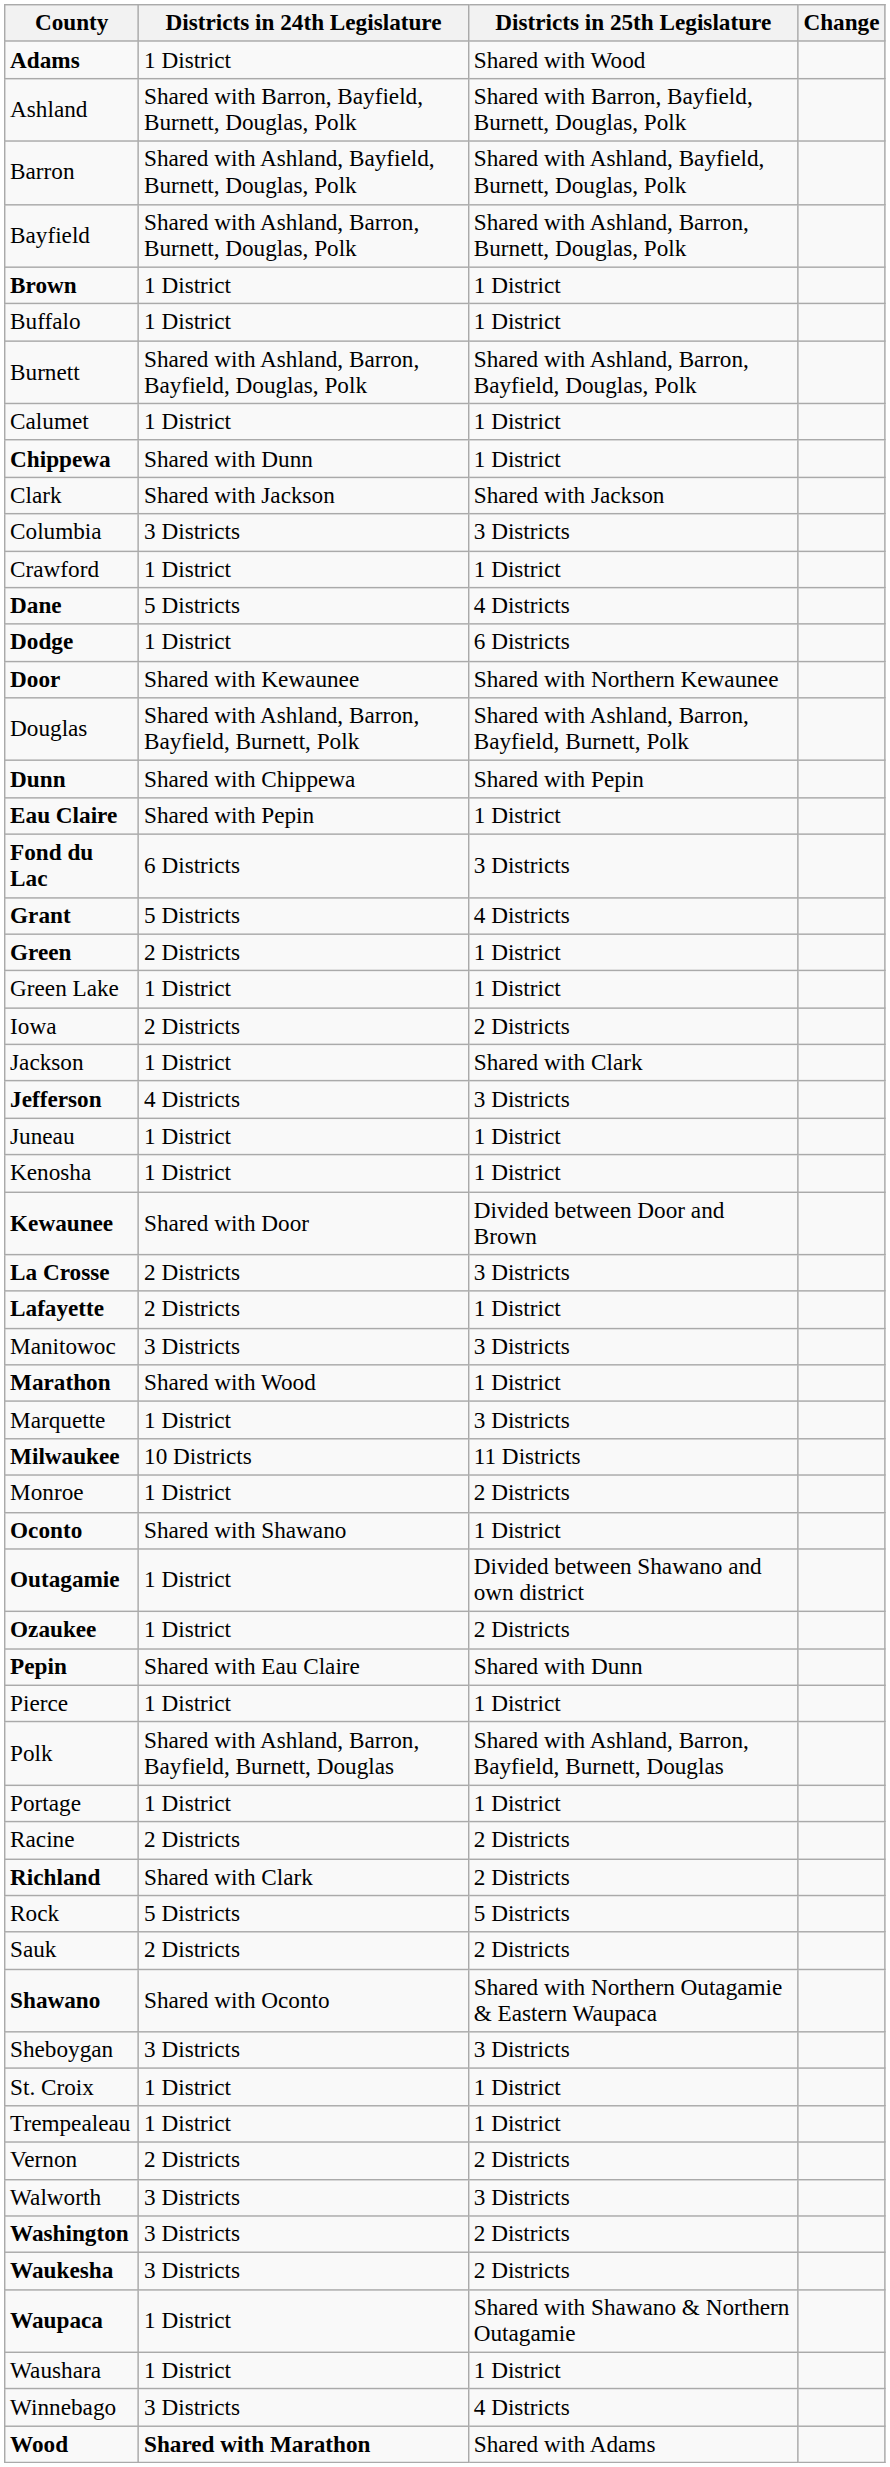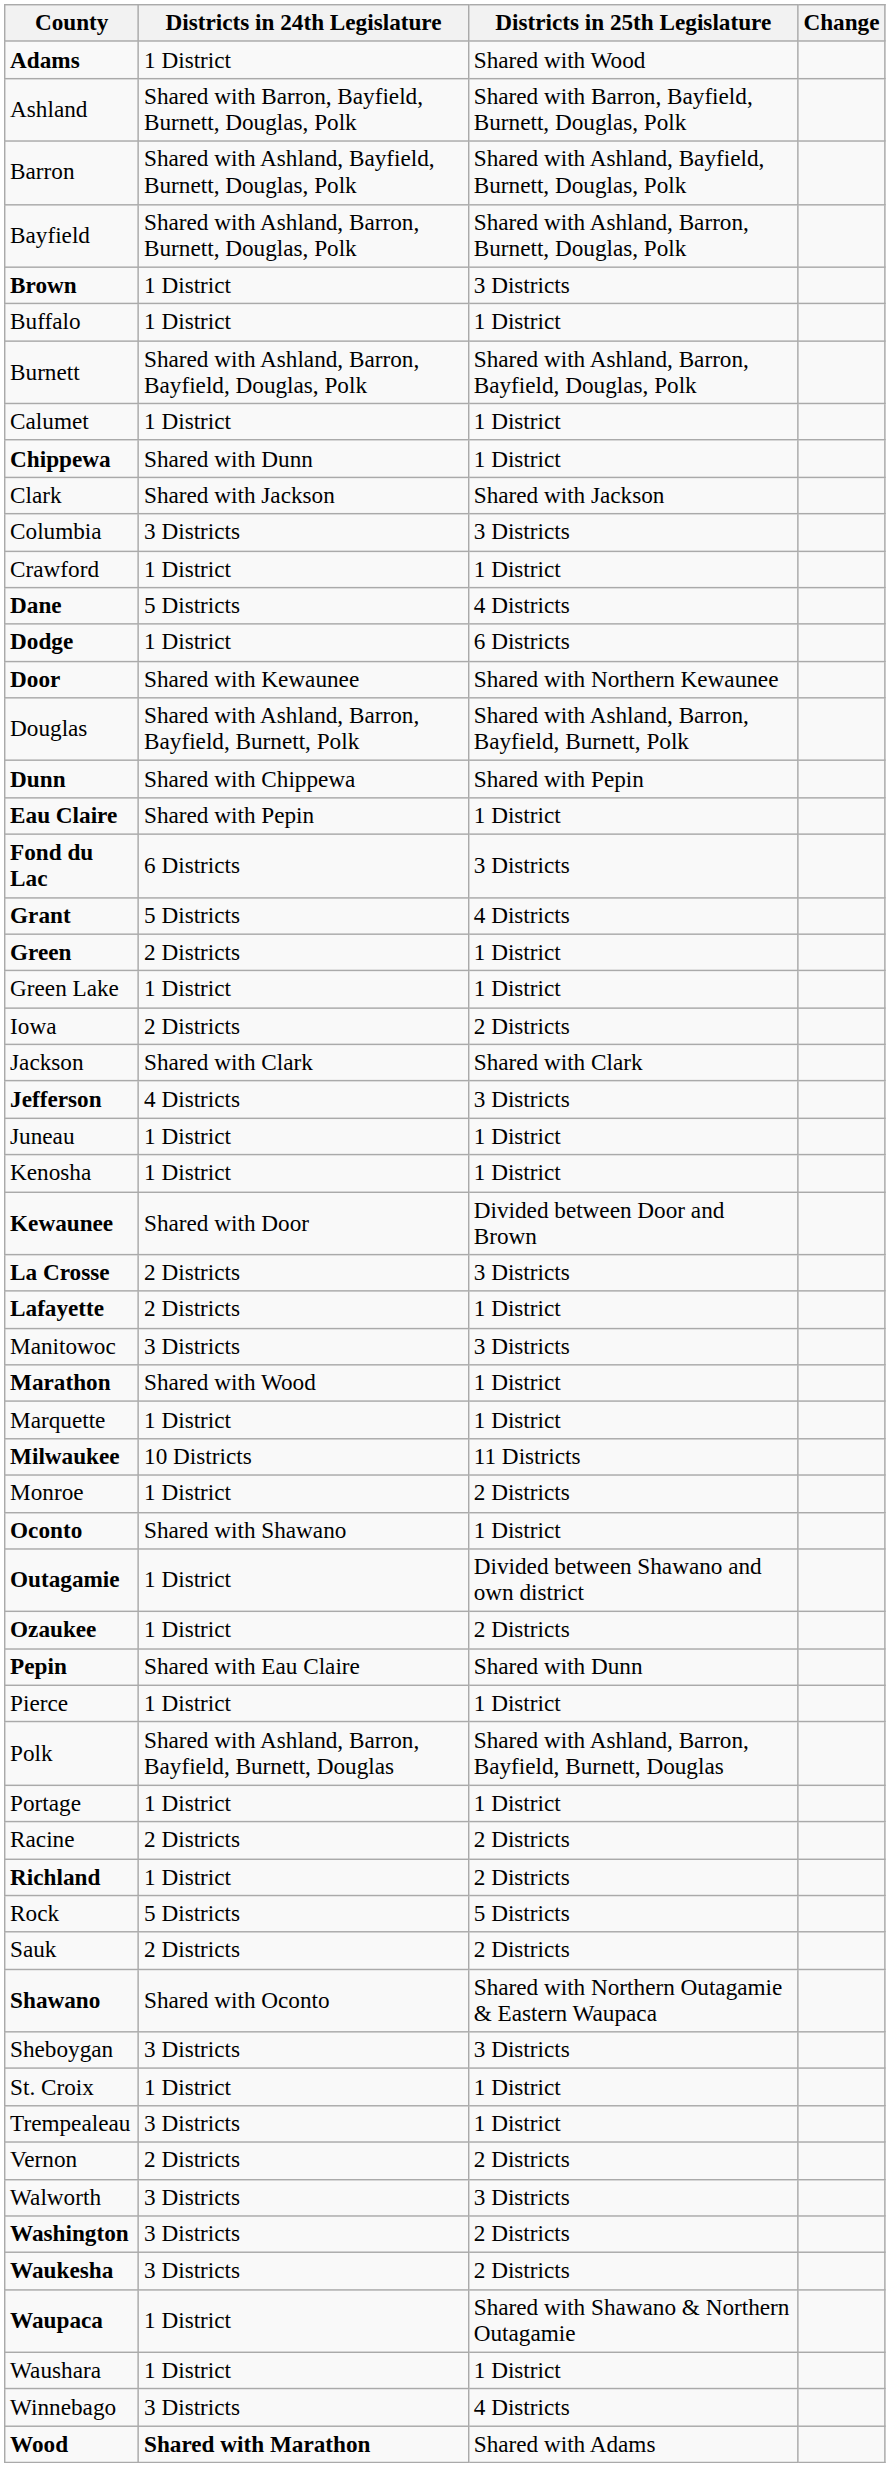(517, 285) 1 District -> (522, 285) 3 Districts
(188, 1062) 1 District -> (228, 1062) Shared with Clark
(522, 1419) 3 Districts -> (517, 1419) 1 District
(228, 1876) Shared with Clark -> (188, 1876) 1 District
(188, 2123) 1 District -> (192, 2123) 3 Districts
